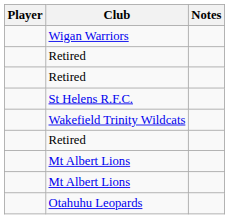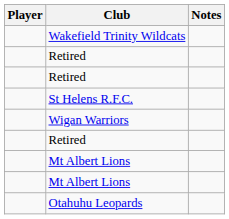rows swapped: (25, 120) <-> (25, 36)
